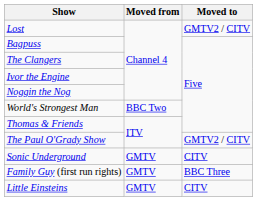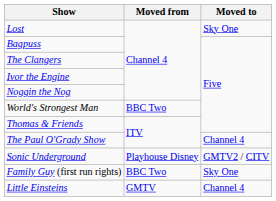(217, 28) GMTV2 / CITV -> (221, 28) Sky One
(217, 140) GMTV2 / CITV -> (224, 140) Channel 4
(141, 156) GMTV -> (162, 156) Playhouse Disney
(196, 156) CITV -> (236, 156) GMTV2 / CITV
(141, 172) GMTV -> (146, 172) BBC Two
(207, 172) BBC Three -> (221, 172) Sky One
(196, 188) CITV -> (224, 188) Channel 4
